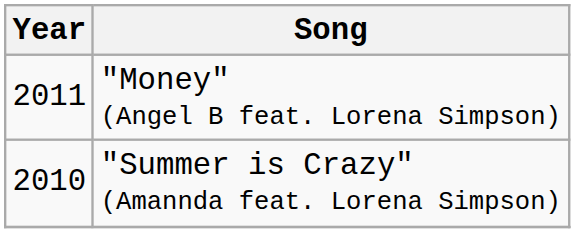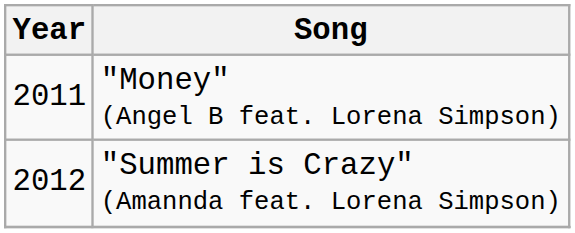(49, 183) 2010 -> (49, 183) 2012
